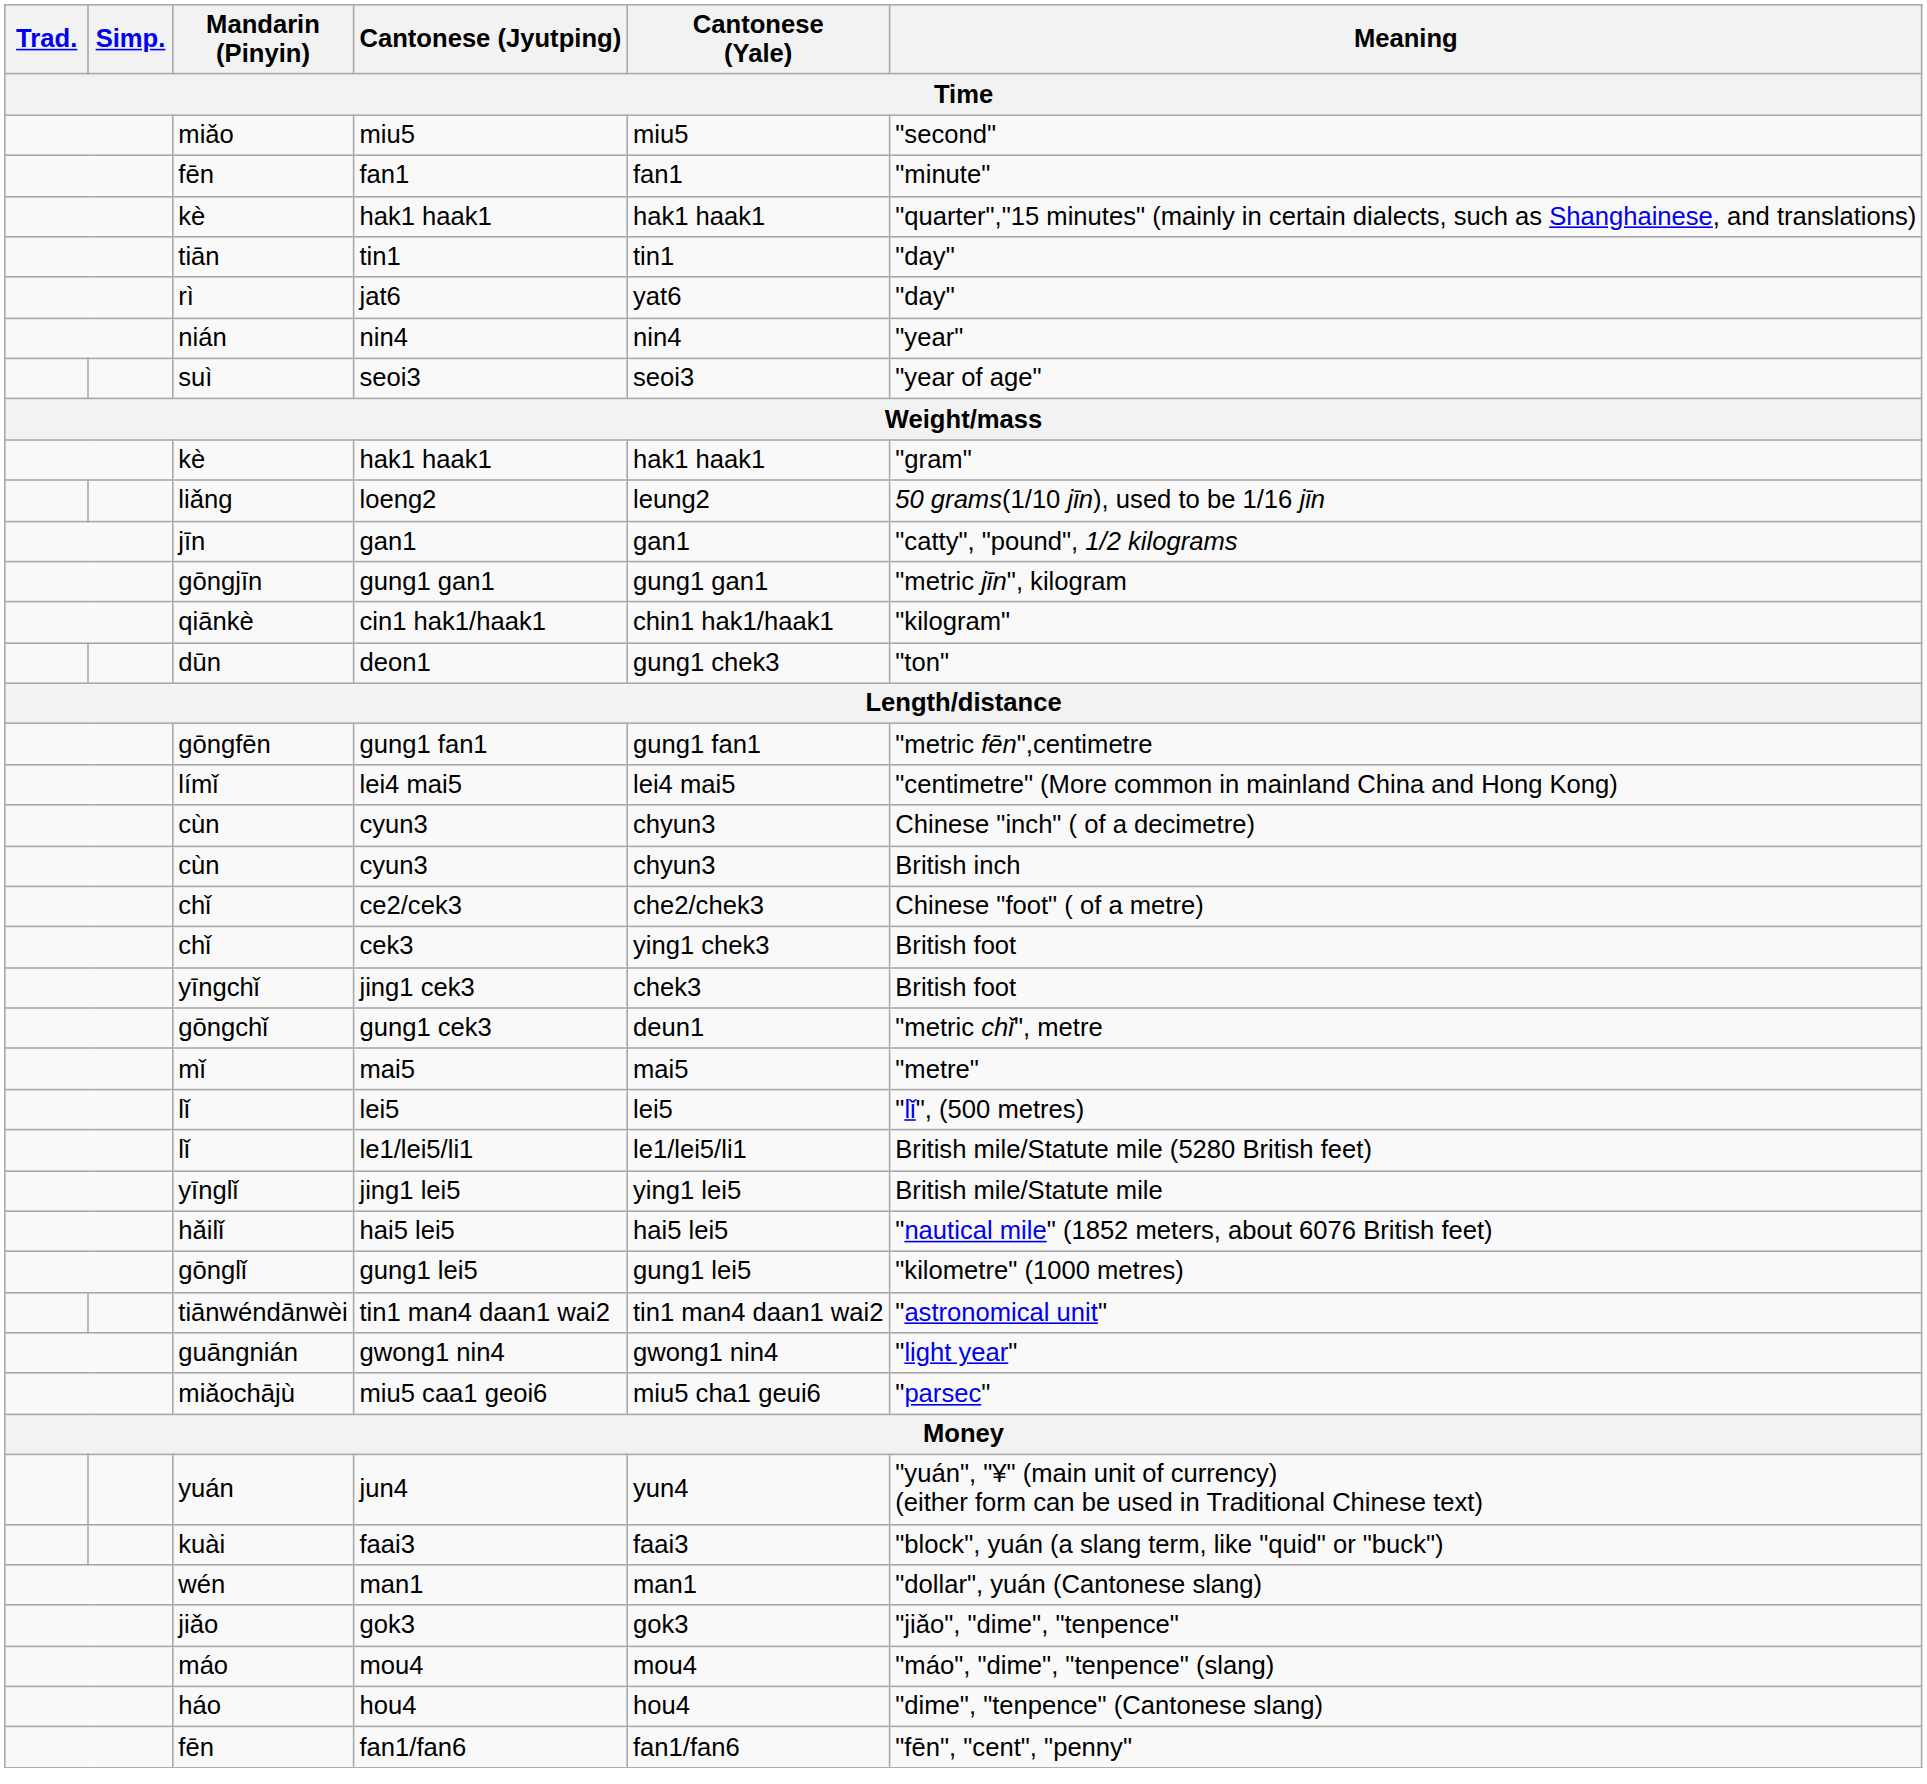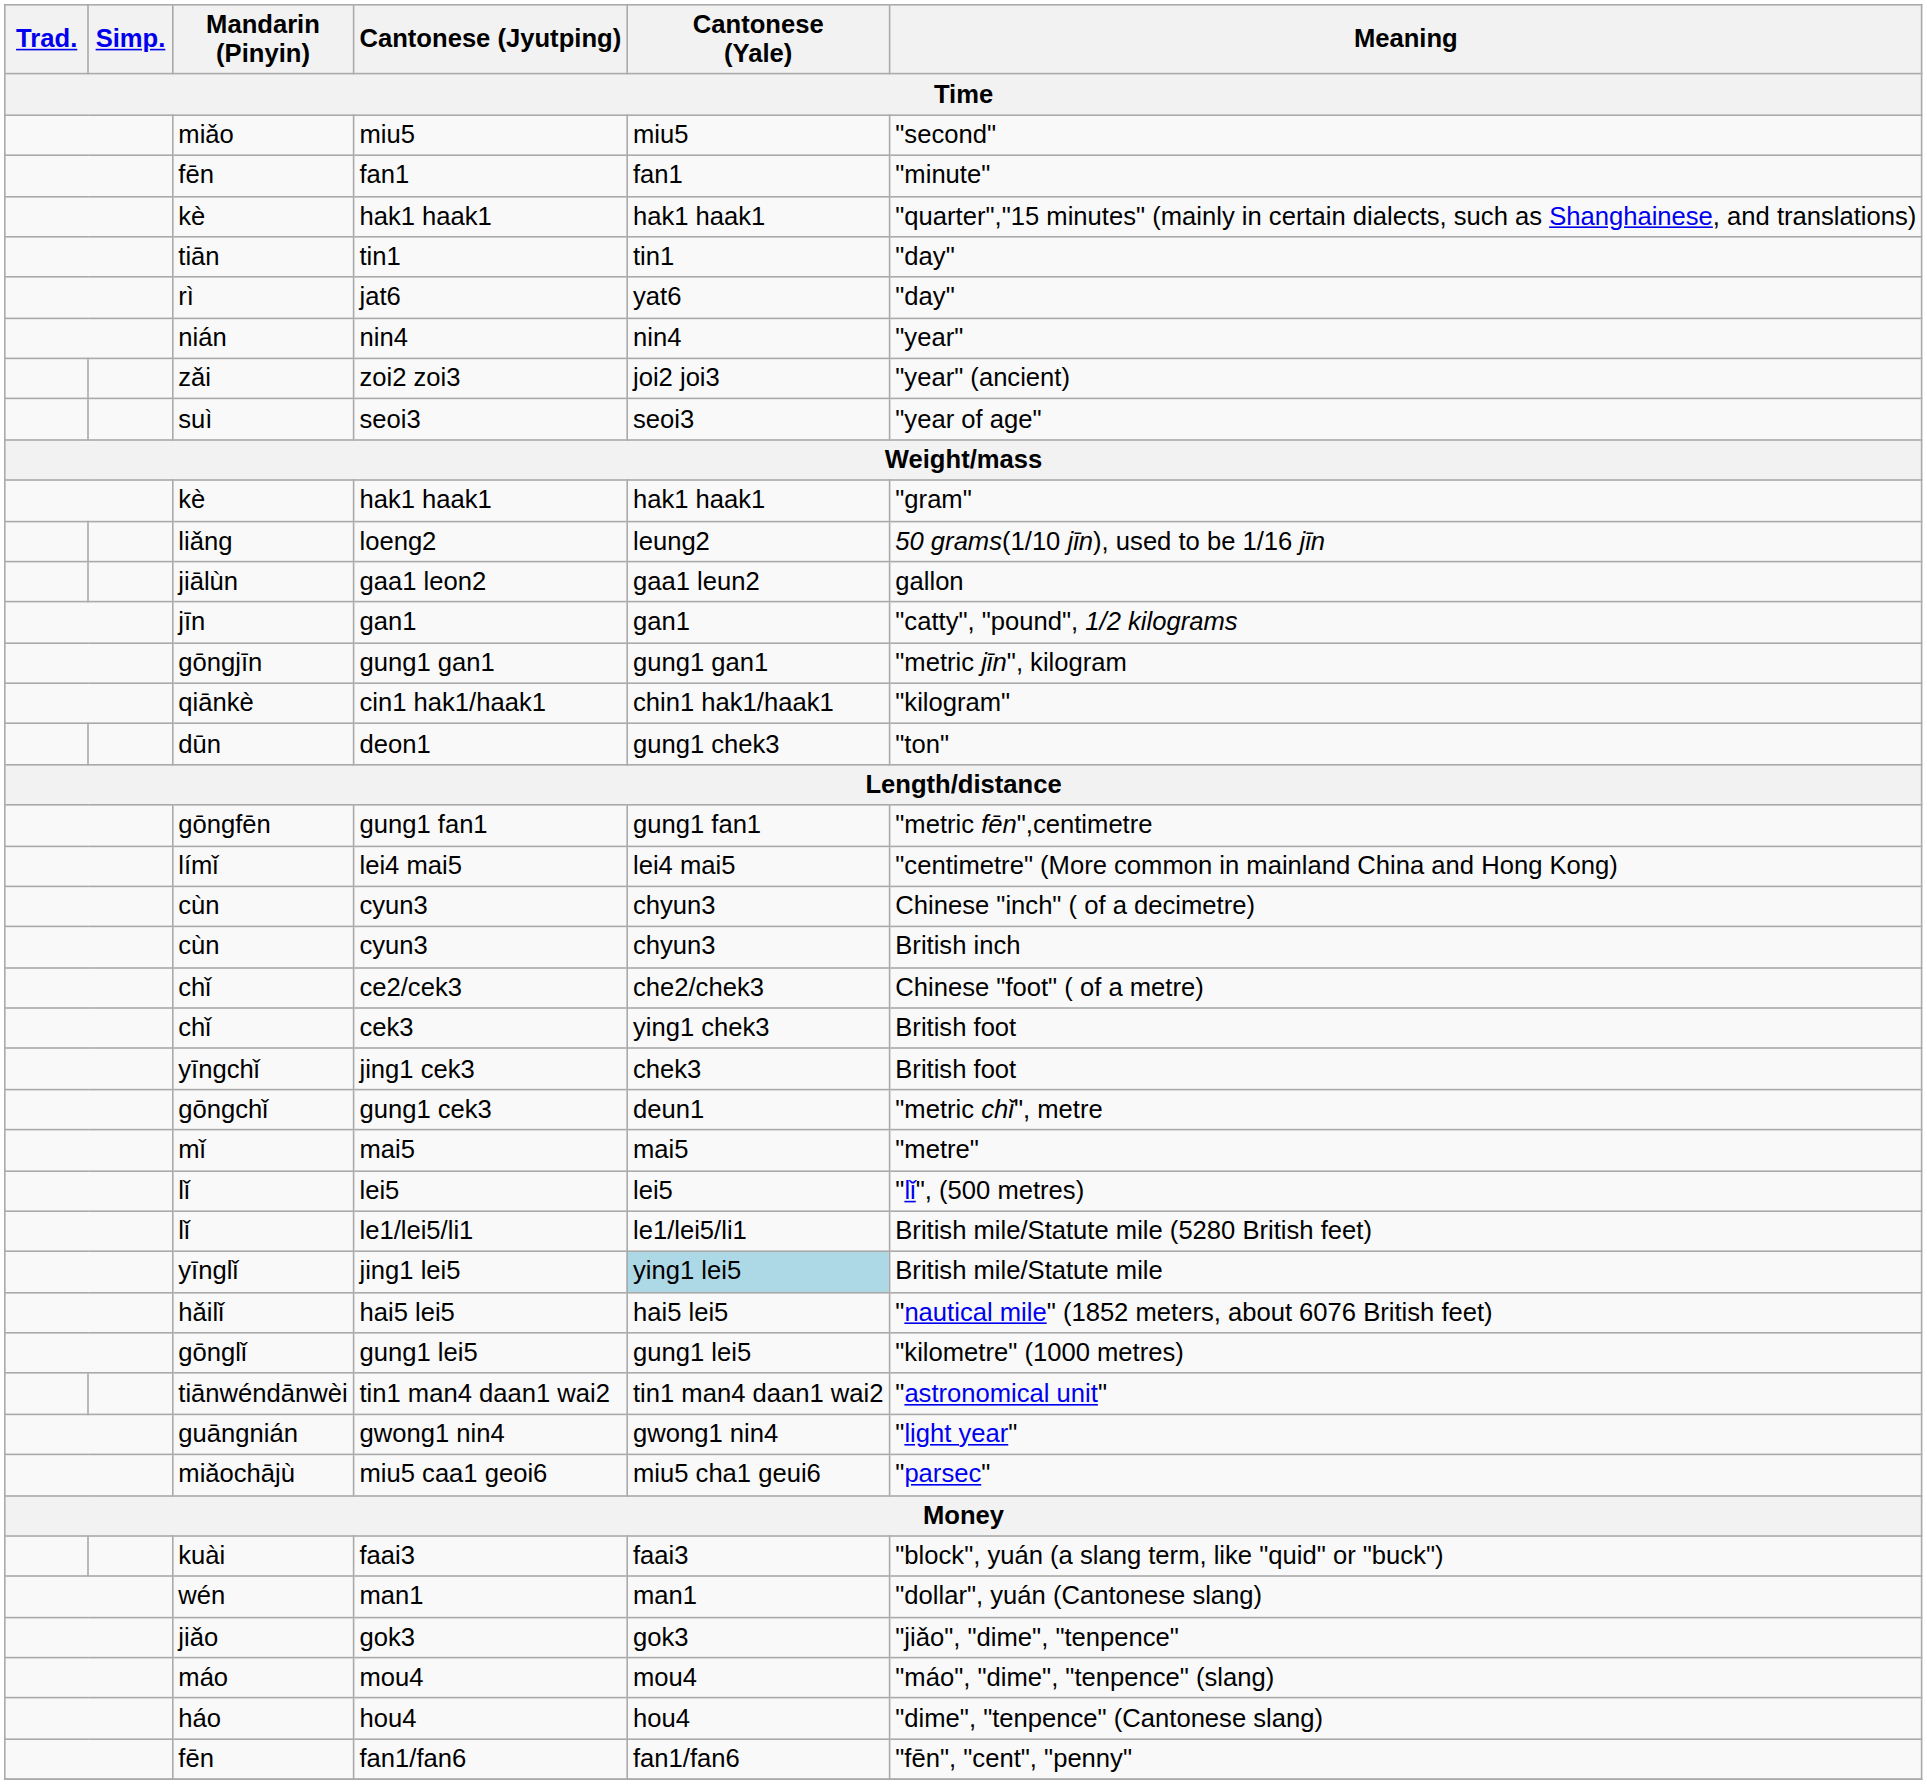+ row: (195, 378)
+ row: (208, 581)
(687, 1190) no background -> (687, 1271) lightblue background
- row: (206, 1488)
